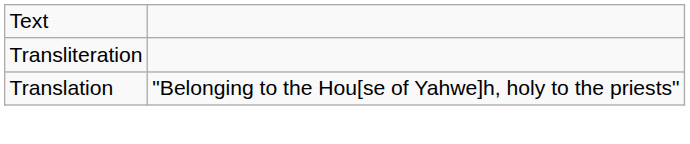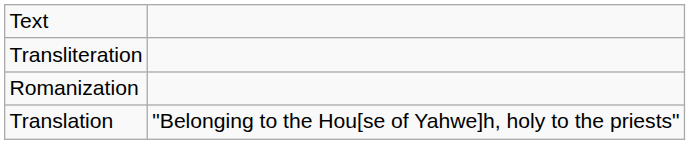+ row: (74, 88)
